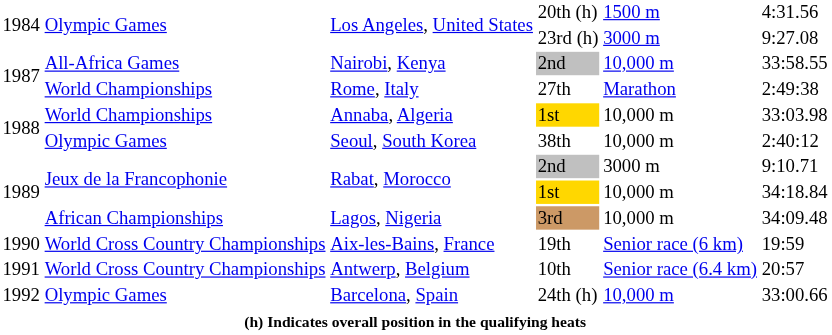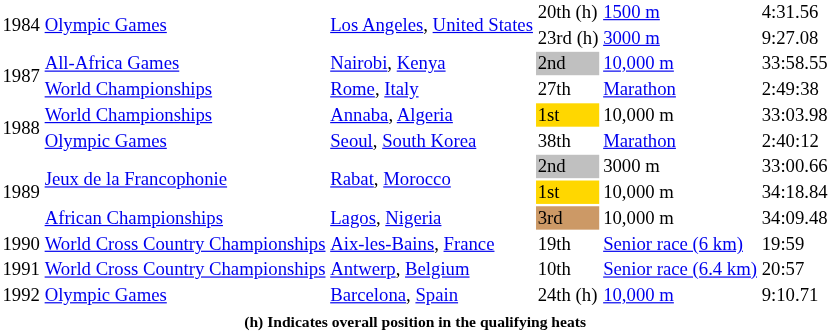(639, 140) 10,000 m -> (640, 140) Marathon
(790, 166) 9:10.71 -> (795, 166) 33:00.66
(795, 295) 33:00.66 -> (790, 295) 9:10.71
